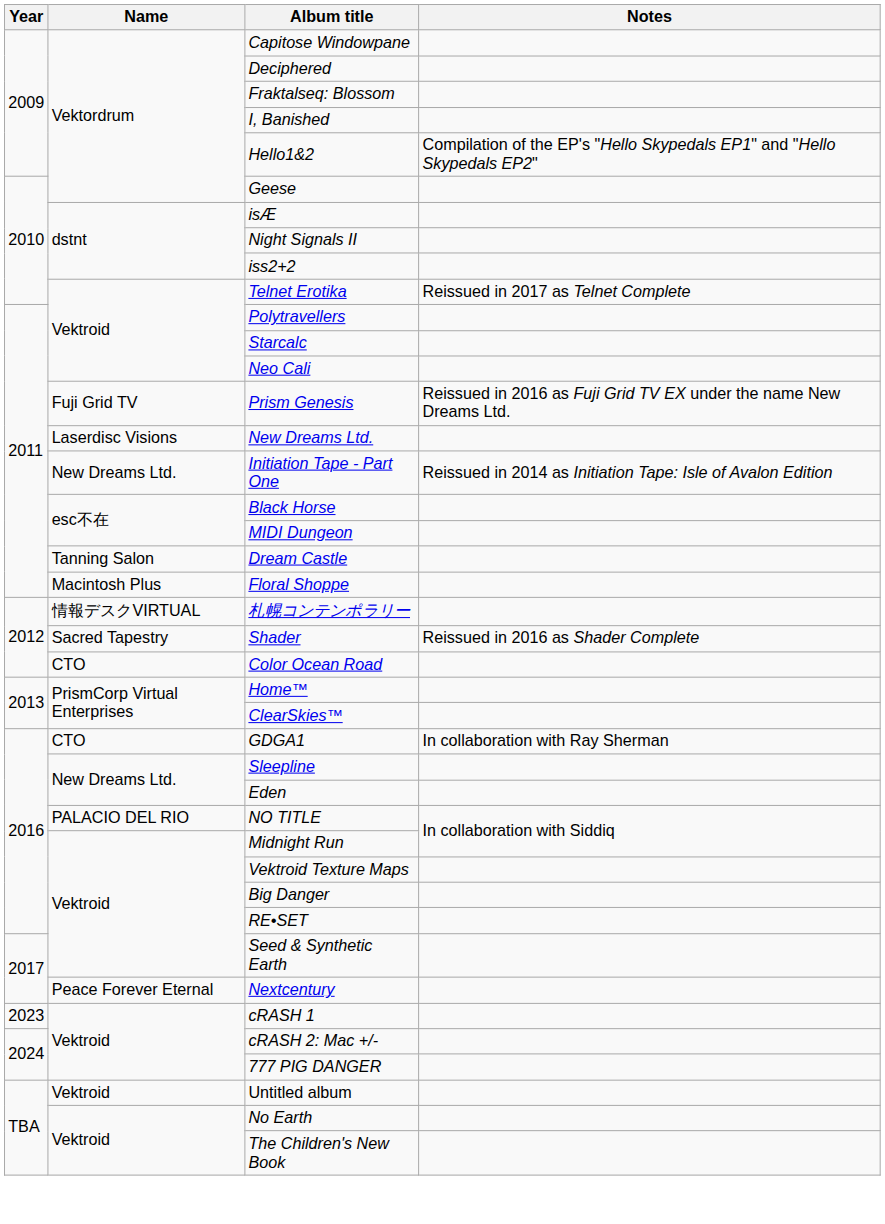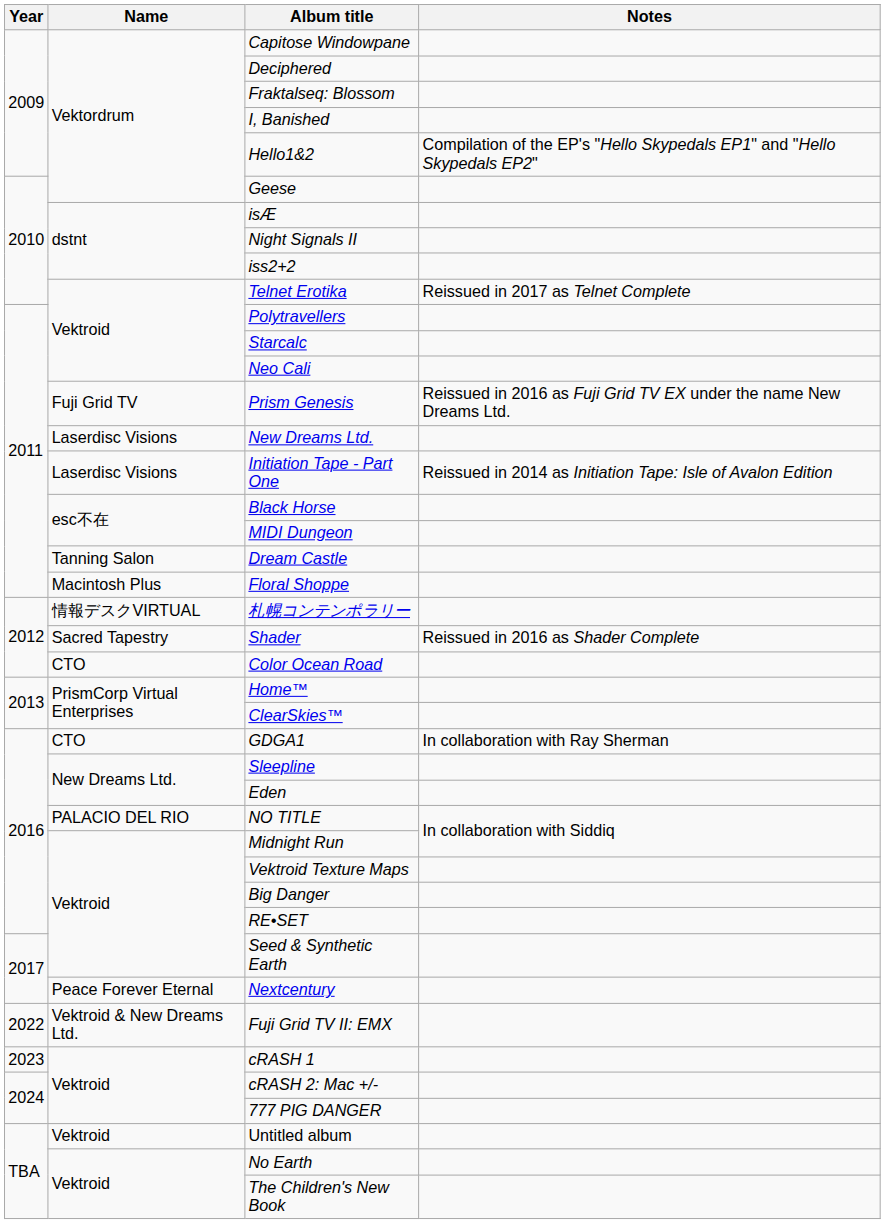(114, 472) New Dreams Ltd. -> (114, 472) Laserdisc Visions
+ row: (320, 1024)
